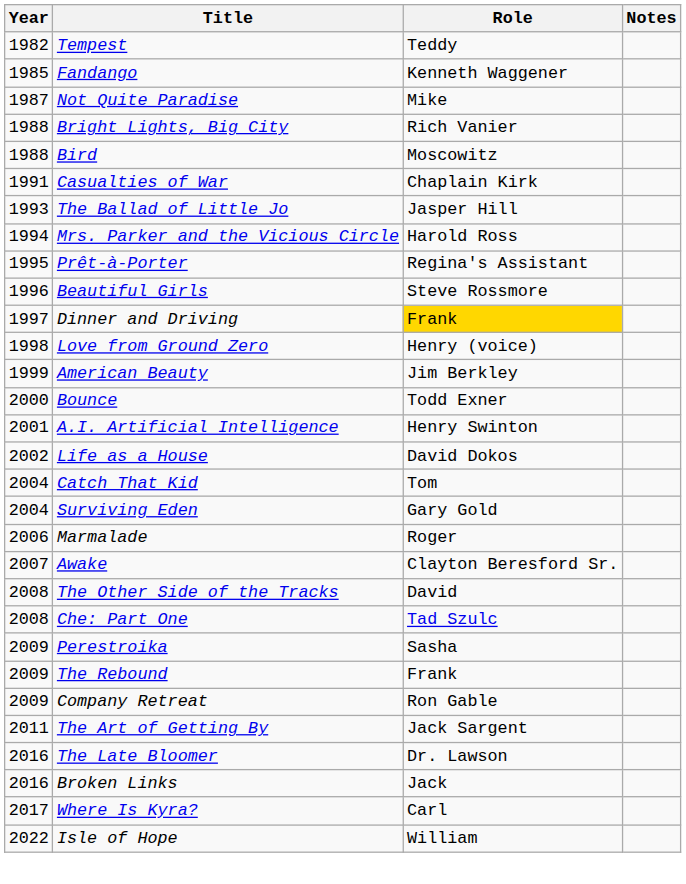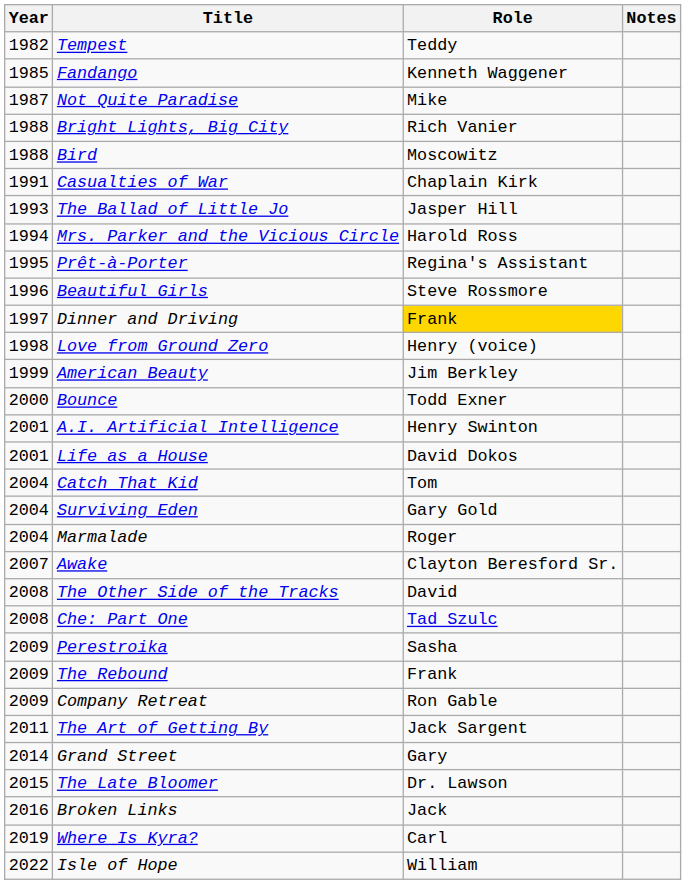(29, 456) 2002 -> (29, 456) 2001
(29, 538) 2006 -> (29, 538) 2004
+ row: (117, 756)
(29, 756) 2016 -> (29, 784) 2015
(29, 811) 2017 -> (29, 838) 2019
